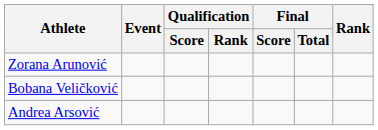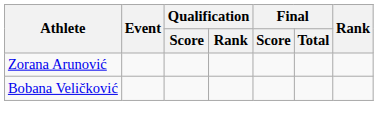- row: (54, 112)
